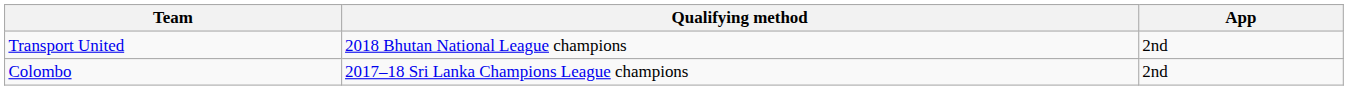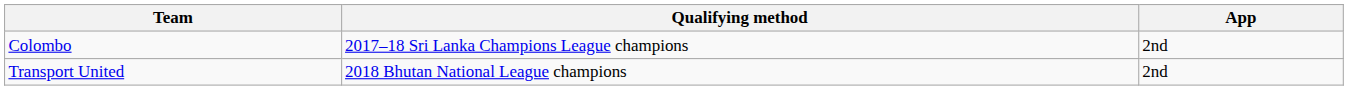rows swapped: (66, 44) <-> (40, 71)
